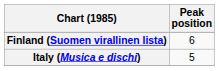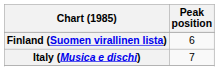(192, 57) 5 -> (192, 57) 7
